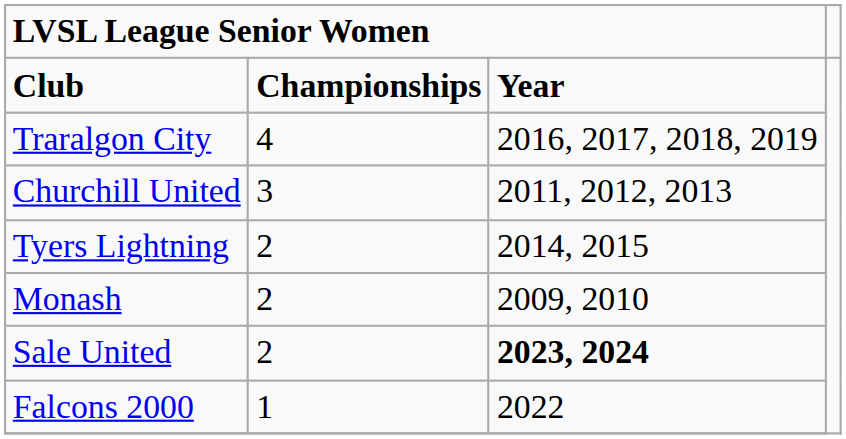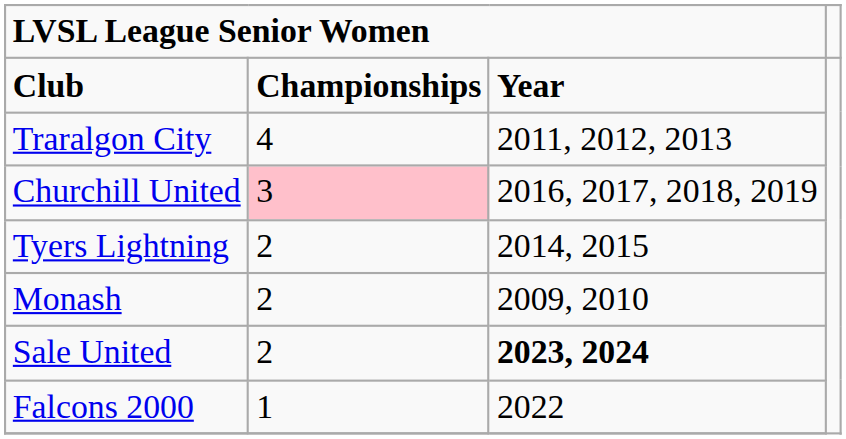(657, 138) 2016, 2017, 2018, 2019 -> (615, 138) 2011, 2012, 2013
(265, 191) no background -> (265, 191) pink background
(615, 191) 2011, 2012, 2013 -> (657, 191) 2016, 2017, 2018, 2019
